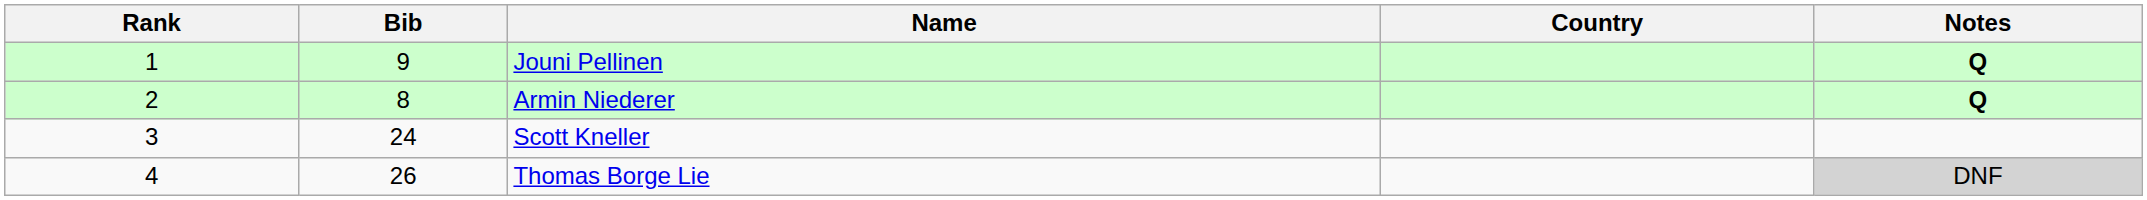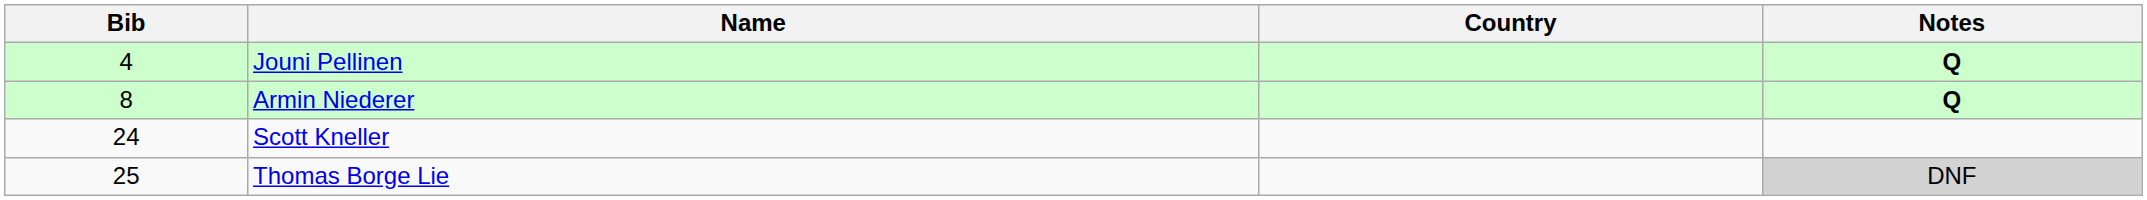- column: (152, 23)
(403, 61) 9 -> (126, 61) 4
(403, 175) 26 -> (126, 175) 25
